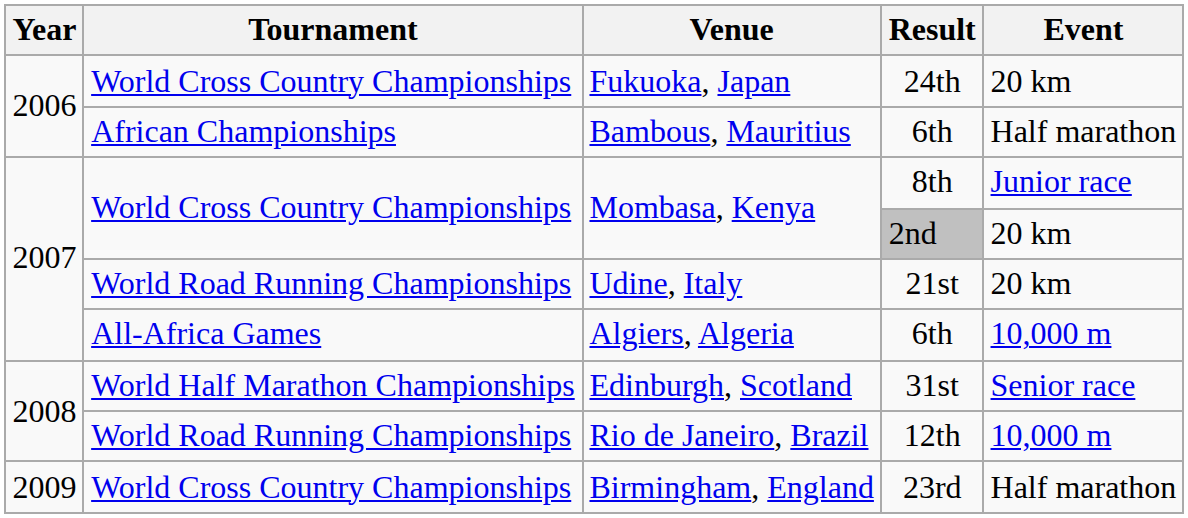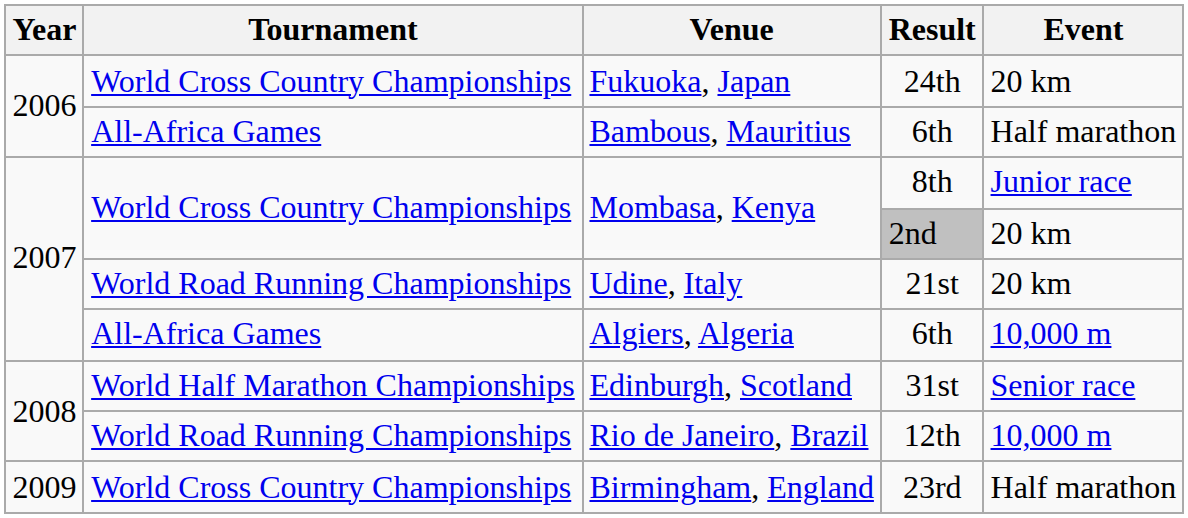(244, 131) African Championships -> (206, 131) All-Africa Games
